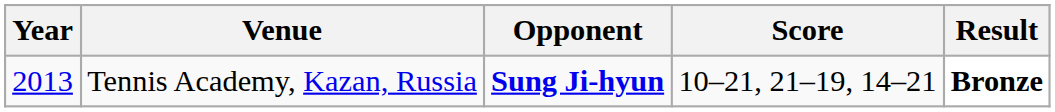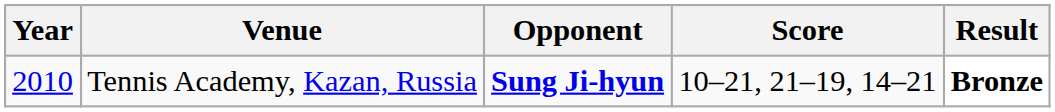(43, 80) 2013 -> (43, 80) 2010
